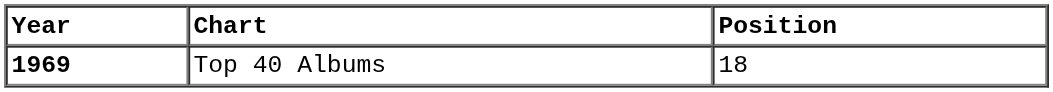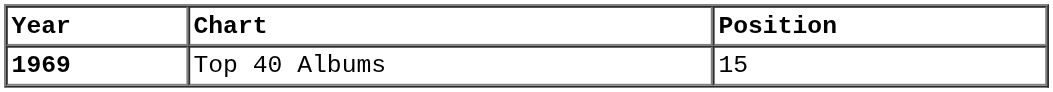(733, 66) 18 -> (733, 66) 15
